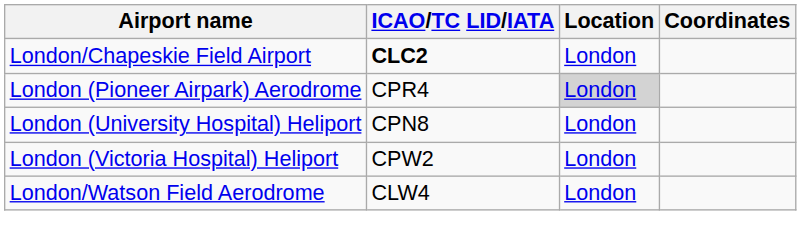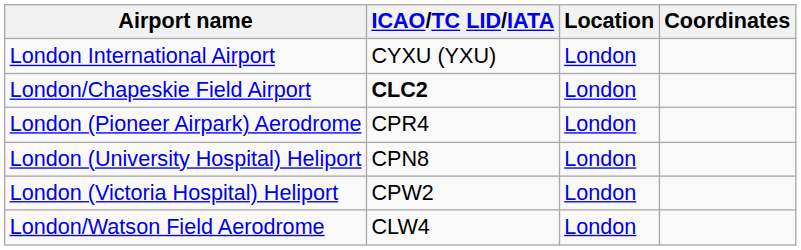+ row: (142, 55)
(600, 90) lightgrey background -> (600, 124) no background
